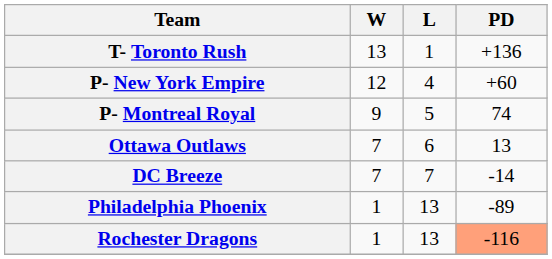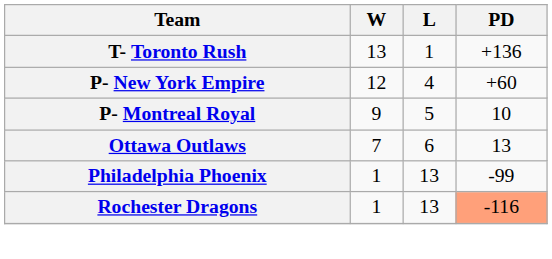(501, 113) 74 -> (501, 113) 10
- row: (177, 176)
(501, 207) -89 -> (501, 176) -99
